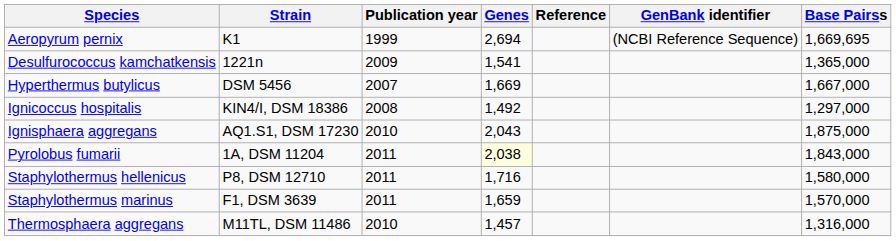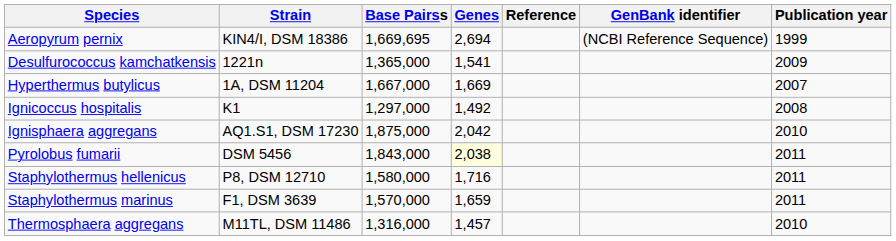columns swapped: (846, 16) <-> (421, 16)
(231, 39) K1 -> (285, 39) KIN4/I, DSM 18386
(257, 85) DSM 5456 -> (273, 85) 1A, DSM 11204
(285, 108) KIN4/I, DSM 18386 -> (231, 108) K1
(503, 131) 2,043 -> (473, 131) 2,042
(273, 154) 1A, DSM 11204 -> (257, 154) DSM 5456
